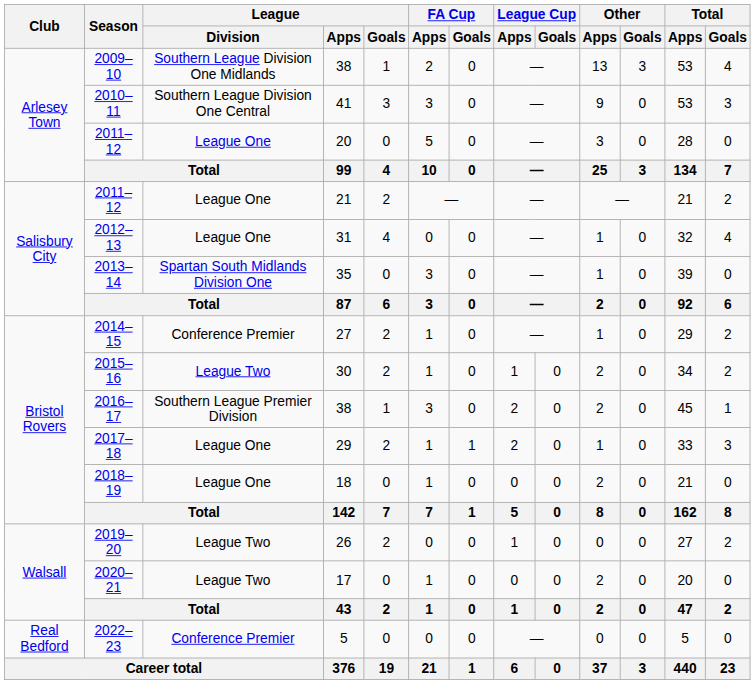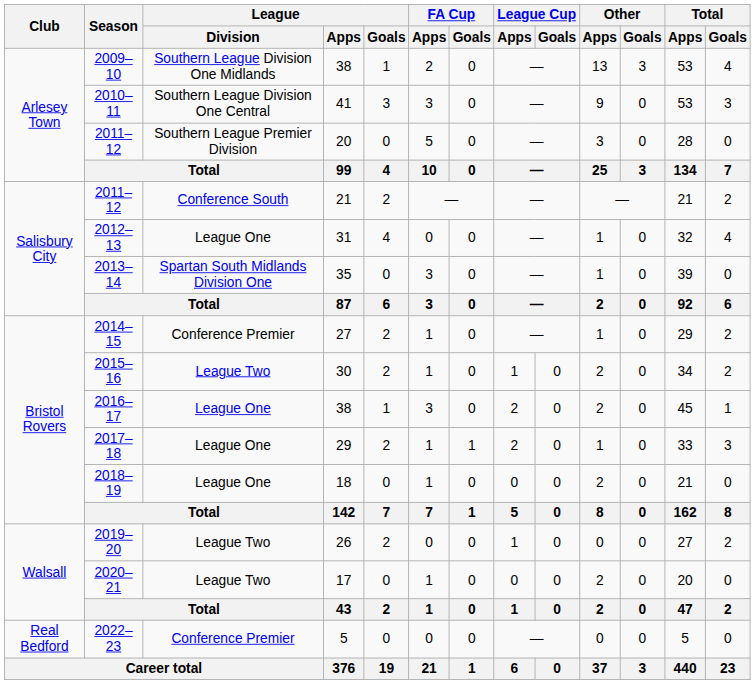(233, 141) League One -> (233, 141) Southern League Premier Division
(233, 200) League One -> (233, 200) Conference South
(233, 408) Southern League Premier Division -> (233, 408) League One
